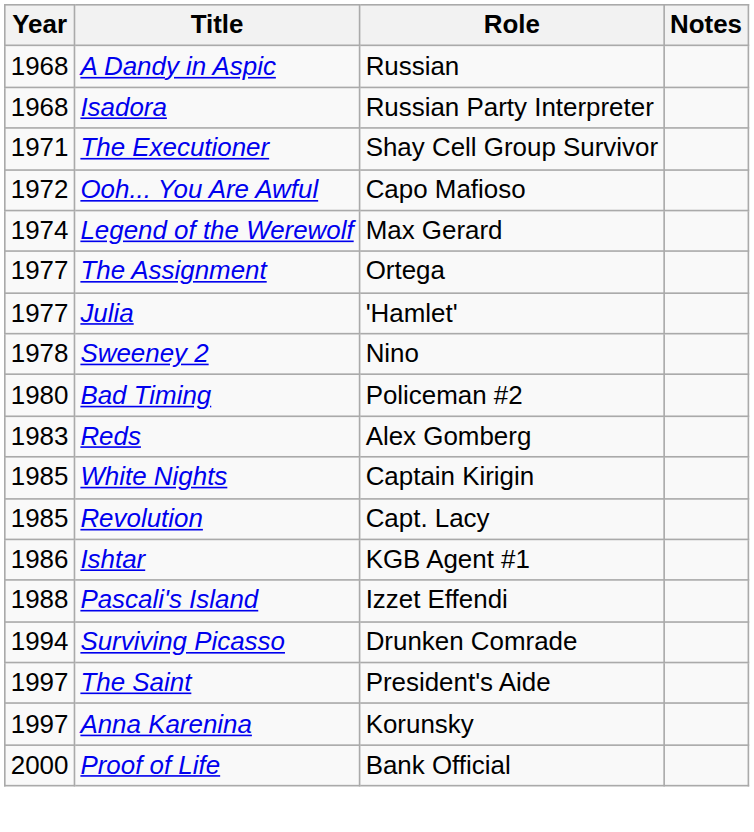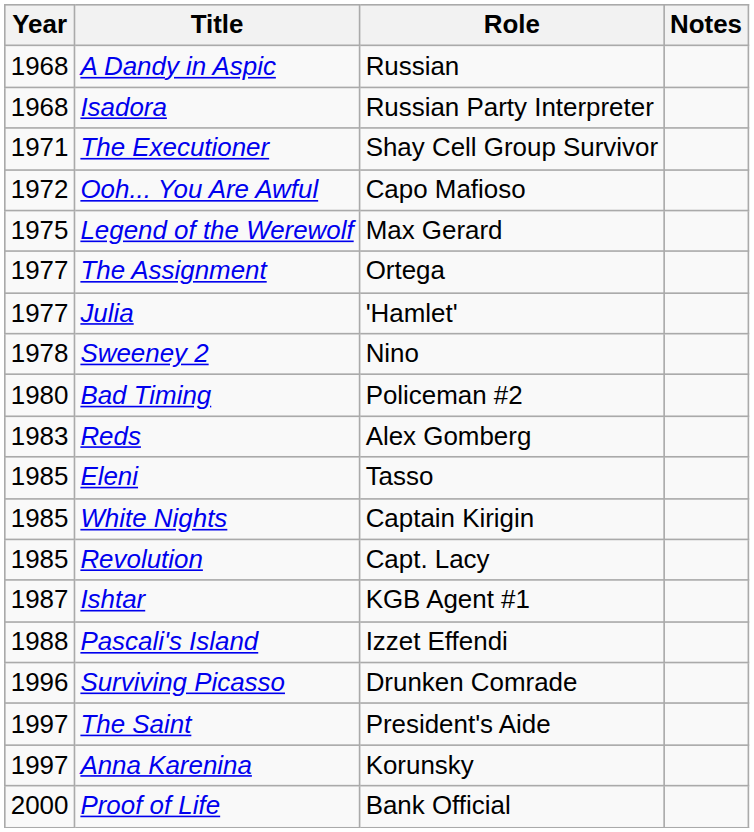(40, 230) 1974 -> (40, 230) 1975
+ row: (109, 477)
(40, 559) 1986 -> (40, 600) 1987
(40, 641) 1994 -> (40, 682) 1996
